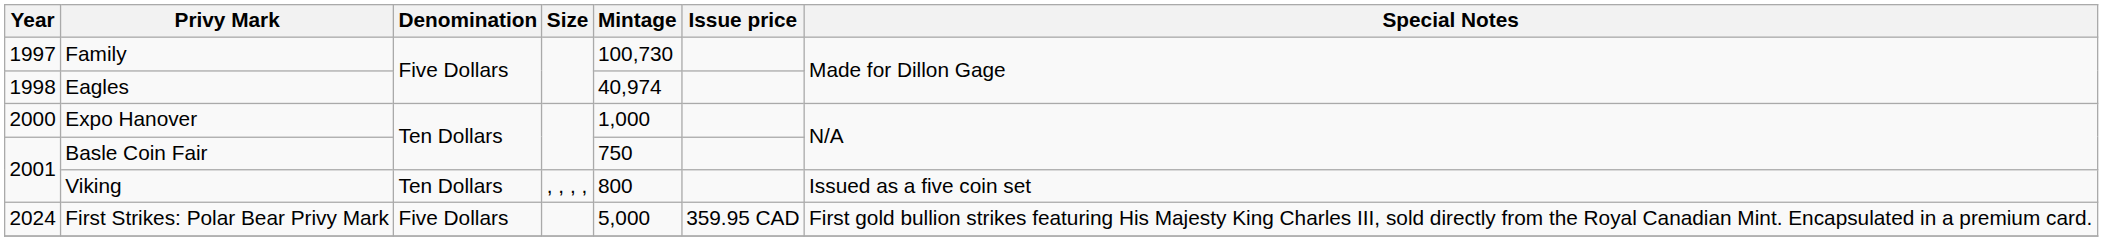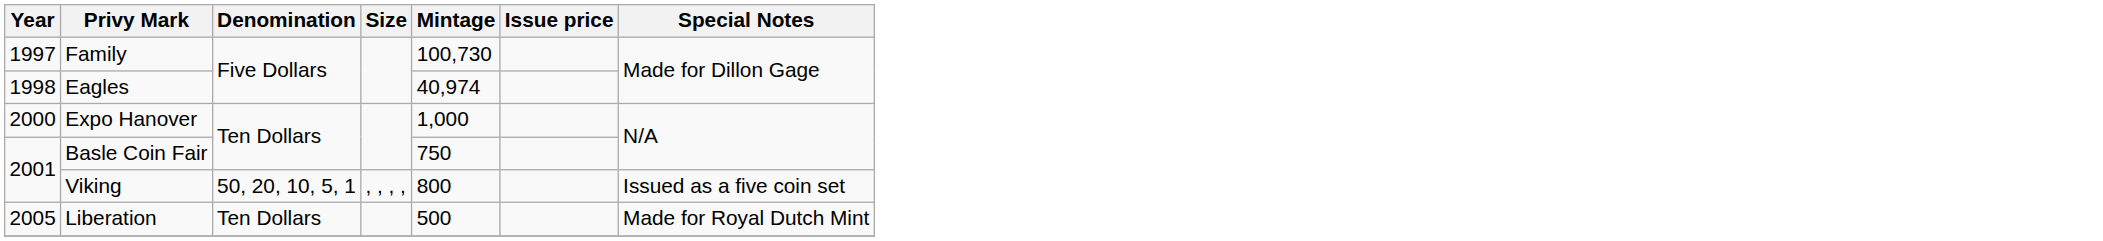(451, 185) Ten Dollars -> (286, 185) 50, 20, 10, 5, 1
+ row: (111, 218)
- row: (227, 218)
